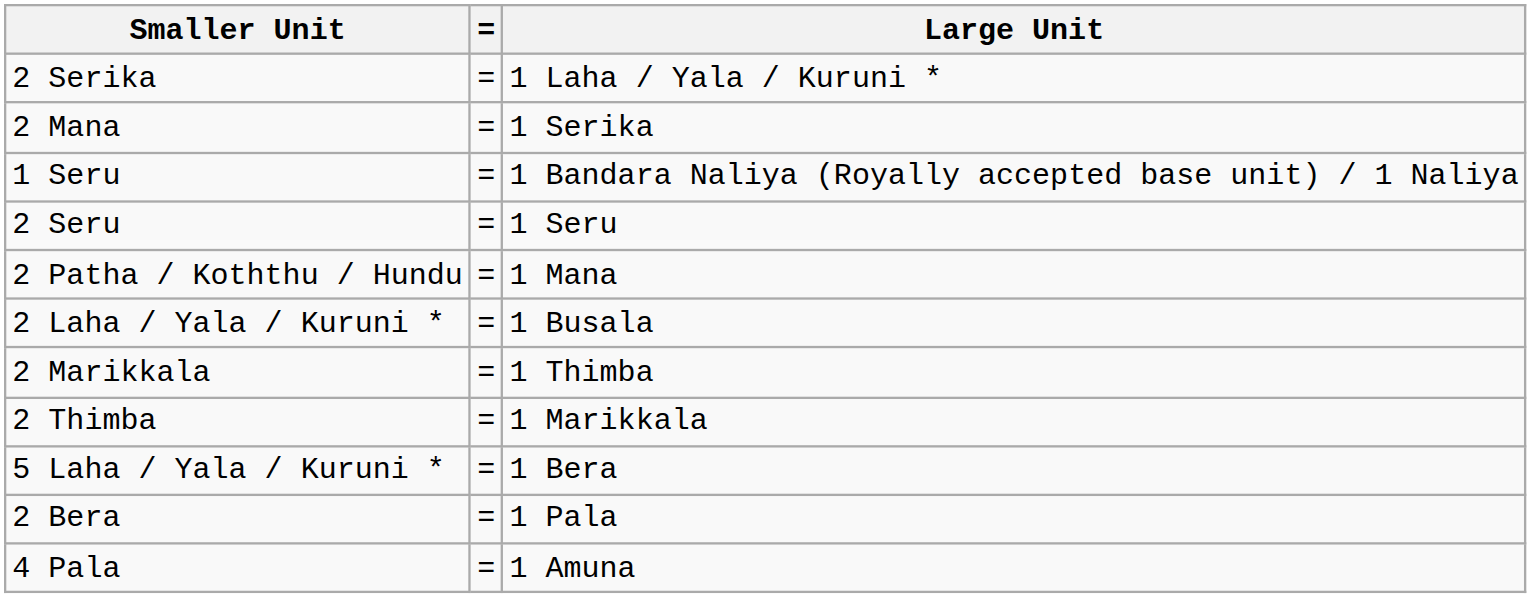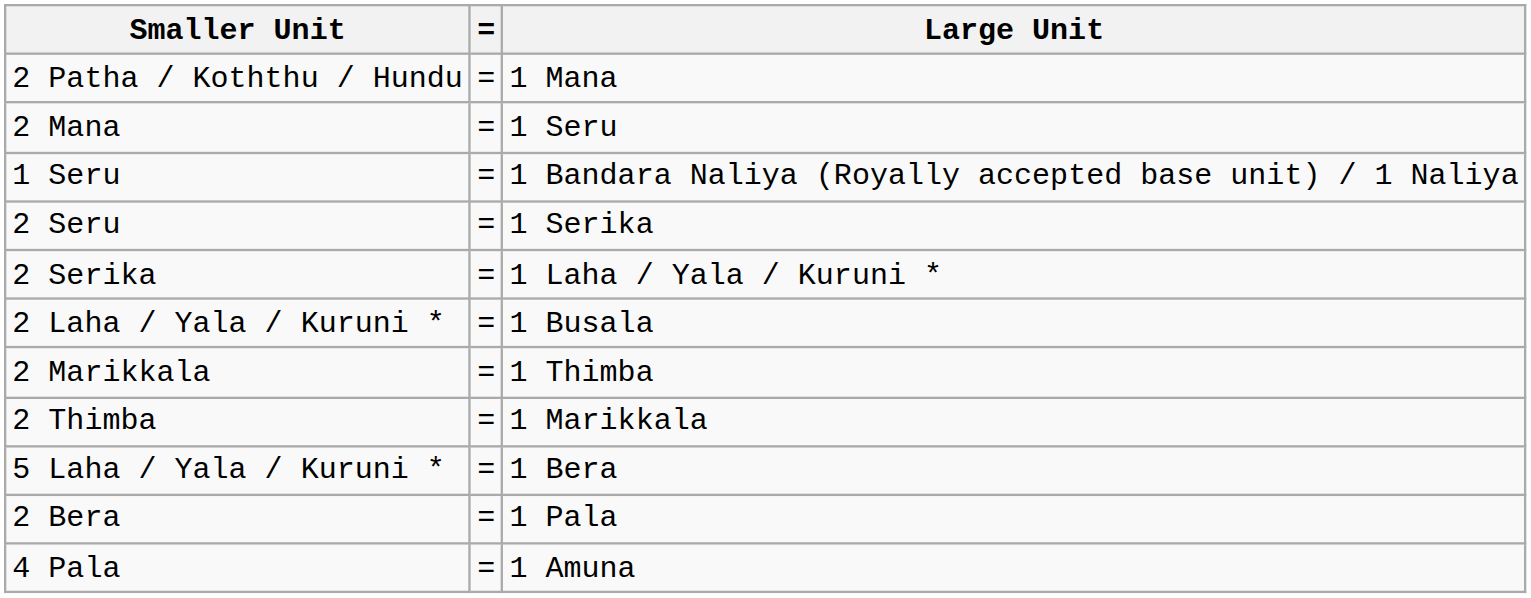rows swapped: (238, 274) <-> (84, 79)
(582, 128) 1 Serika -> (564, 128) 1 Seru
(564, 225) 1 Seru -> (582, 225) 1 Serika
